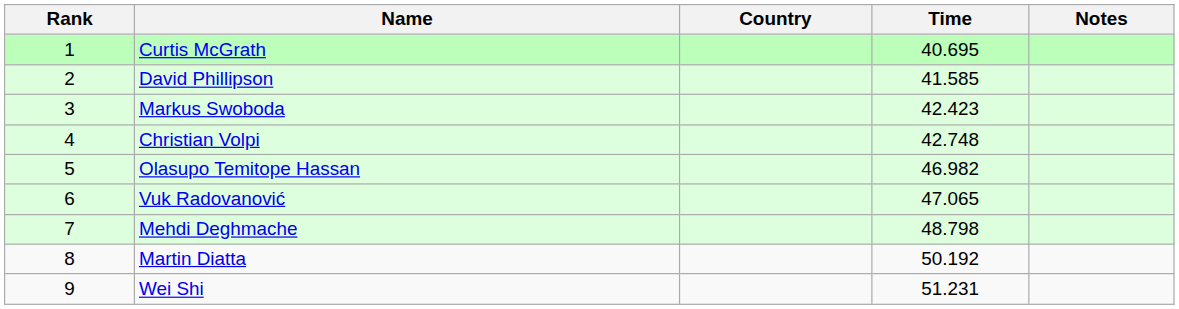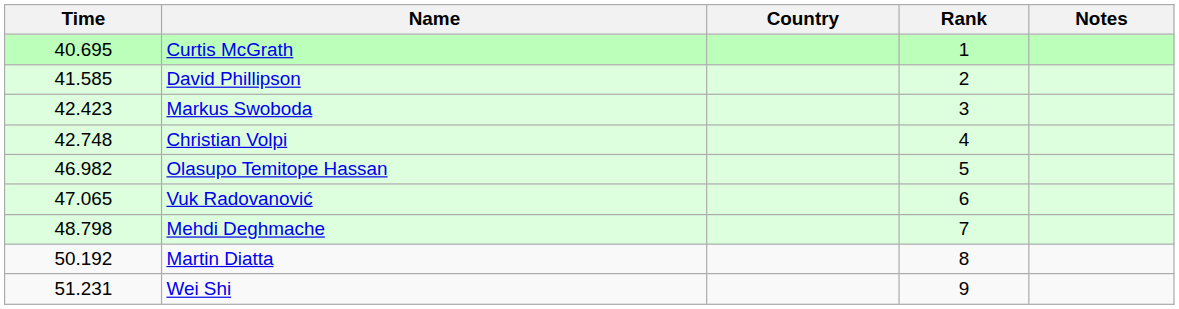columns swapped: (70, 19) <-> (950, 19)
